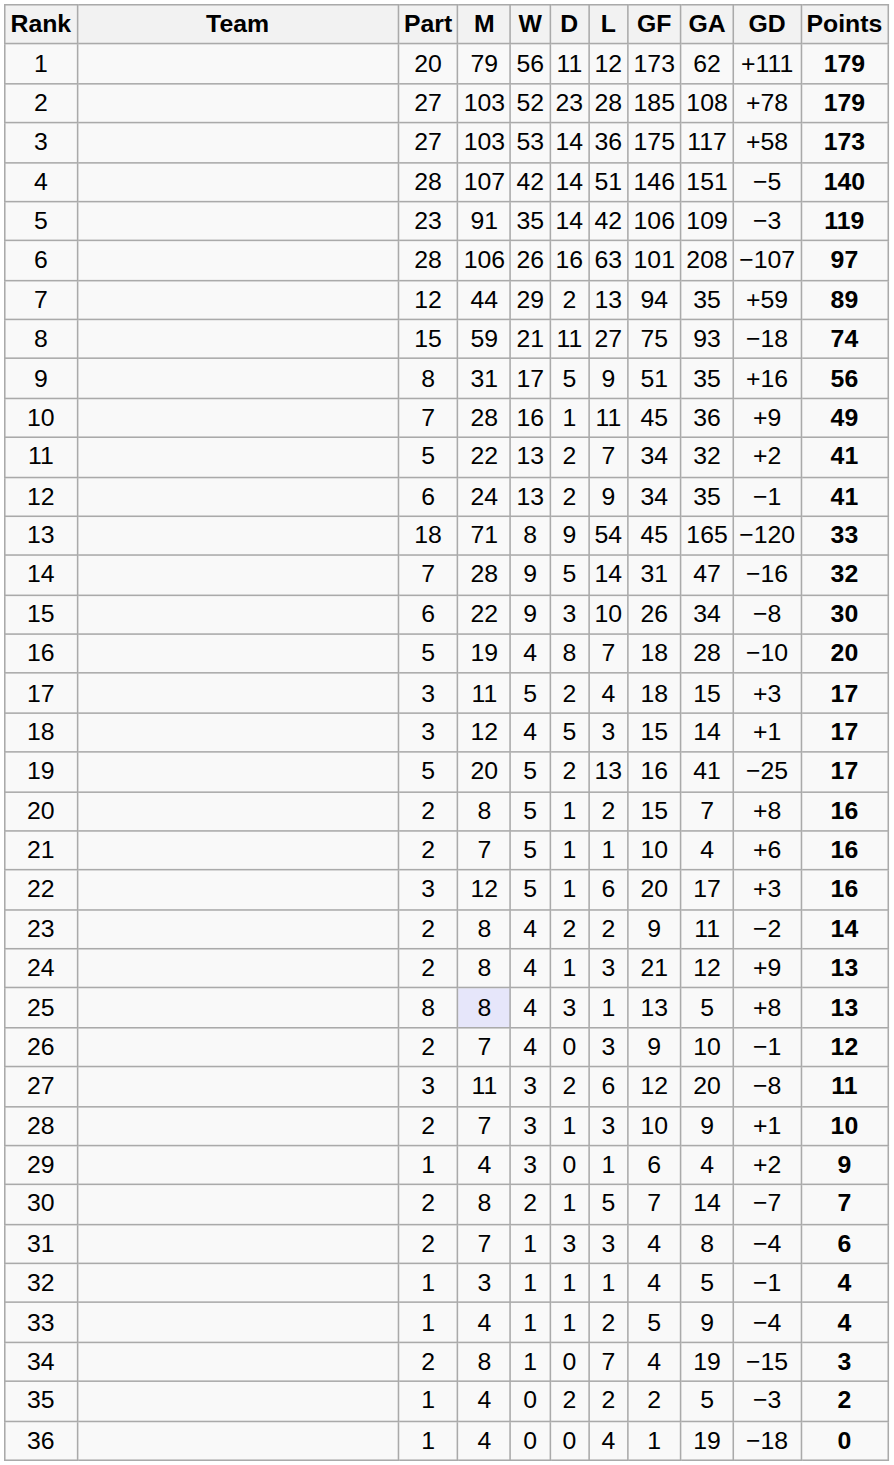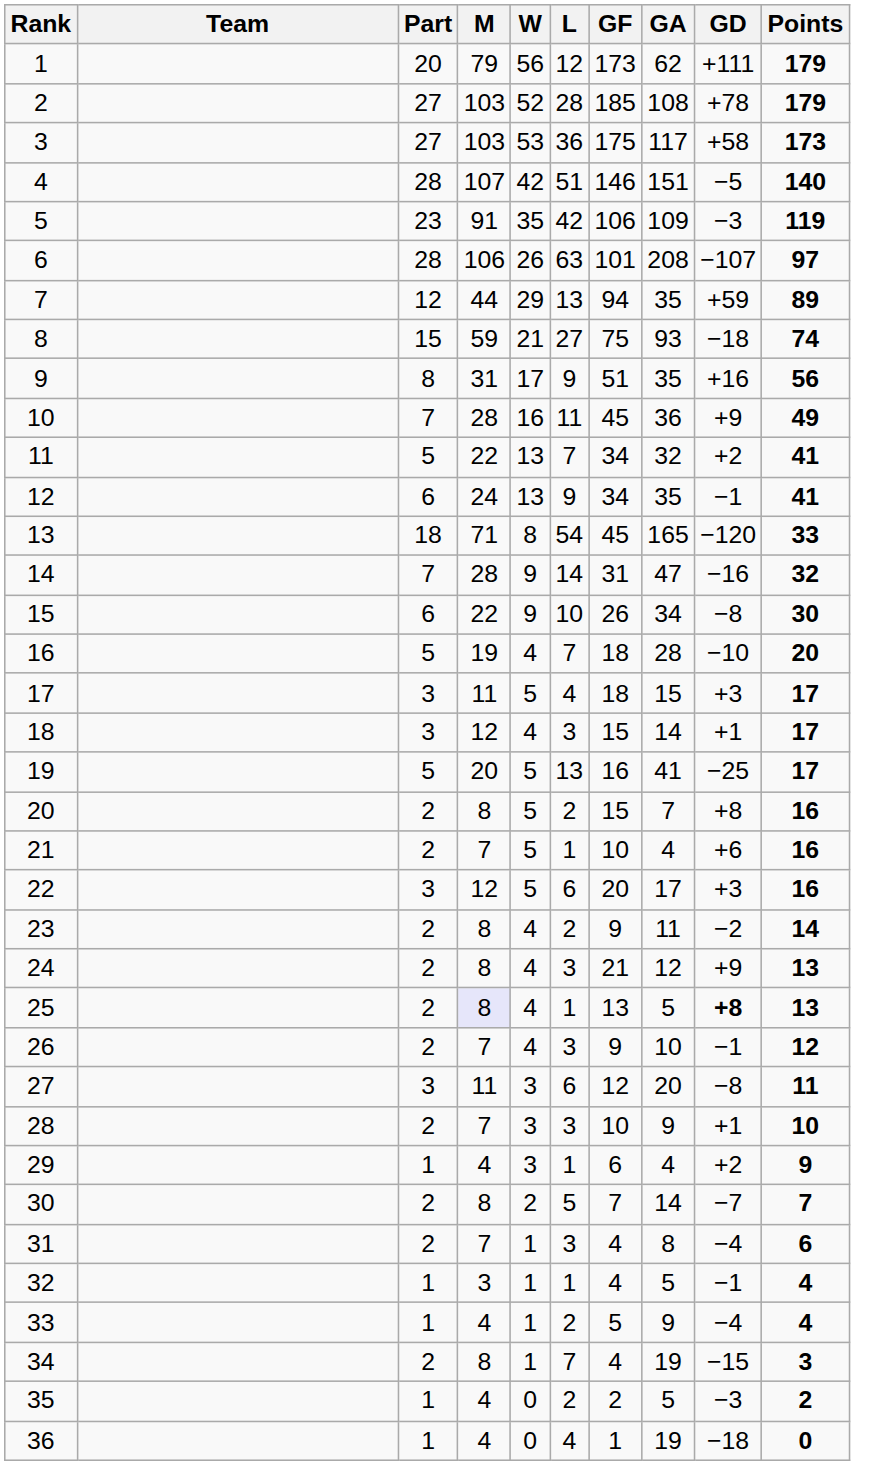- column: (569, 24)
(428, 1007) 8 -> (428, 1007) 2
(767, 1007) normal -> (728, 1007) bold
